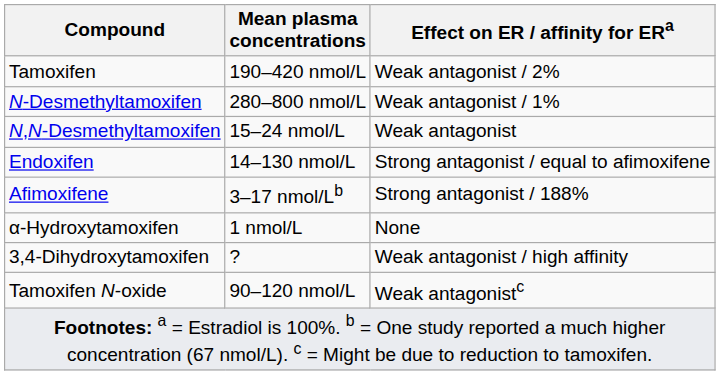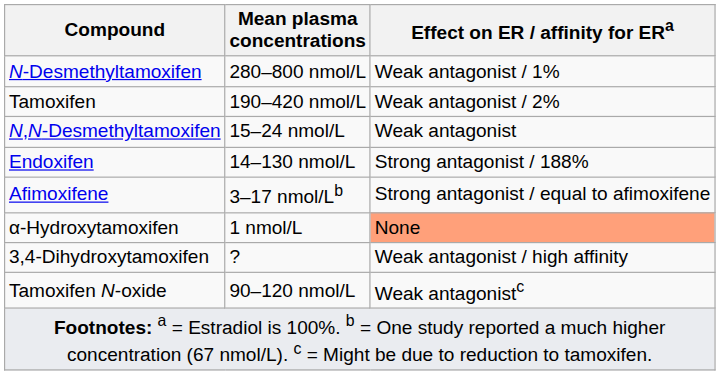rows swapped: (52, 71) <-> (105, 101)
(543, 161) Strong antagonist / equal to afimoxifene -> (482, 161) Strong antagonist / 188%
(482, 194) Strong antagonist / 188% -> (543, 194) Strong antagonist / equal to afimoxifene
(398, 227) no background -> (398, 227) lightsalmon background
